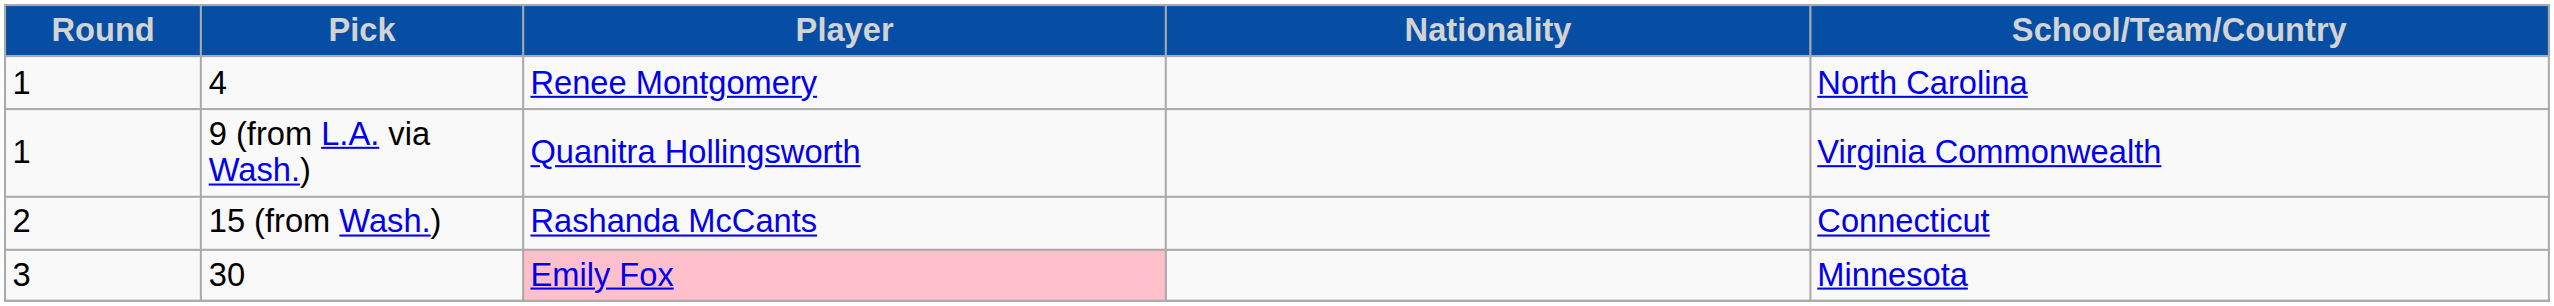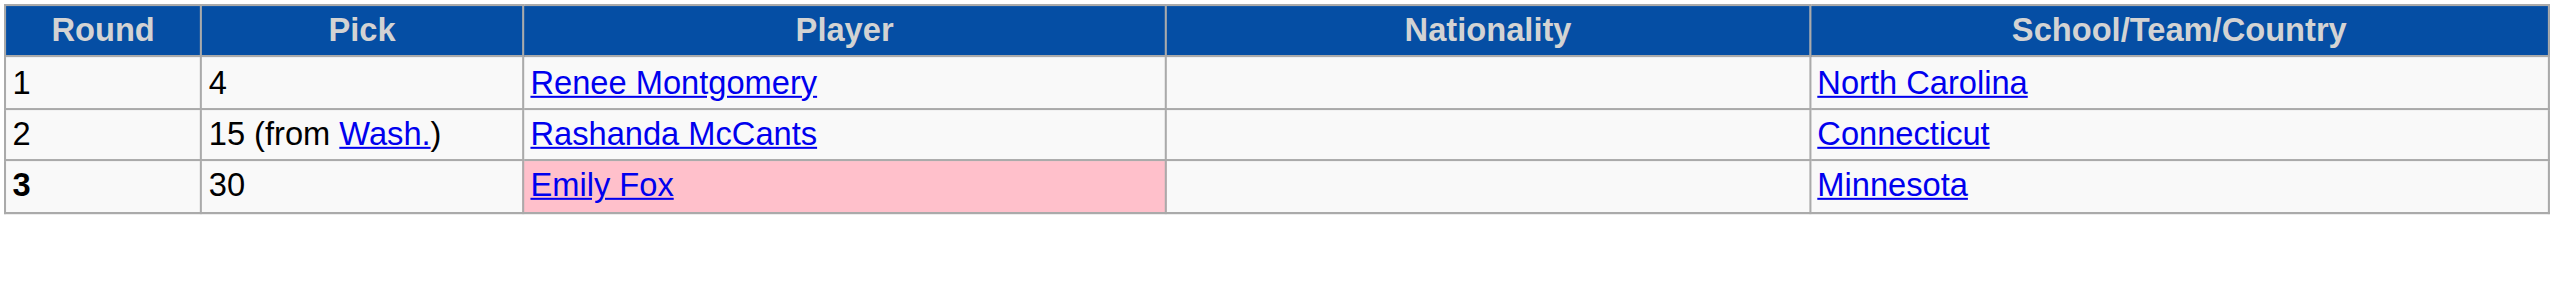- row: (319, 152)
(22, 274) normal -> (22, 185) bold
